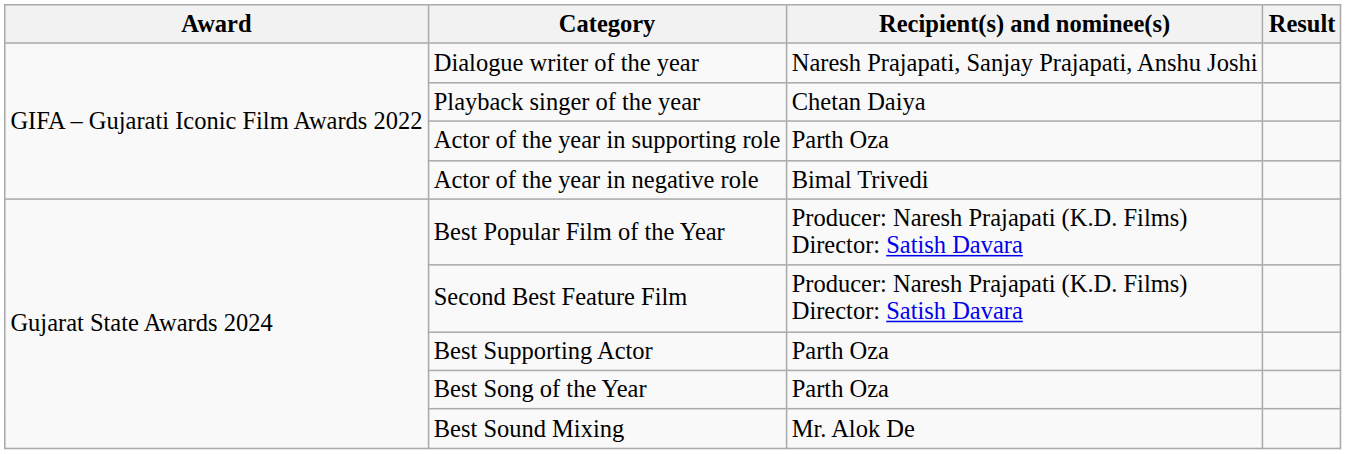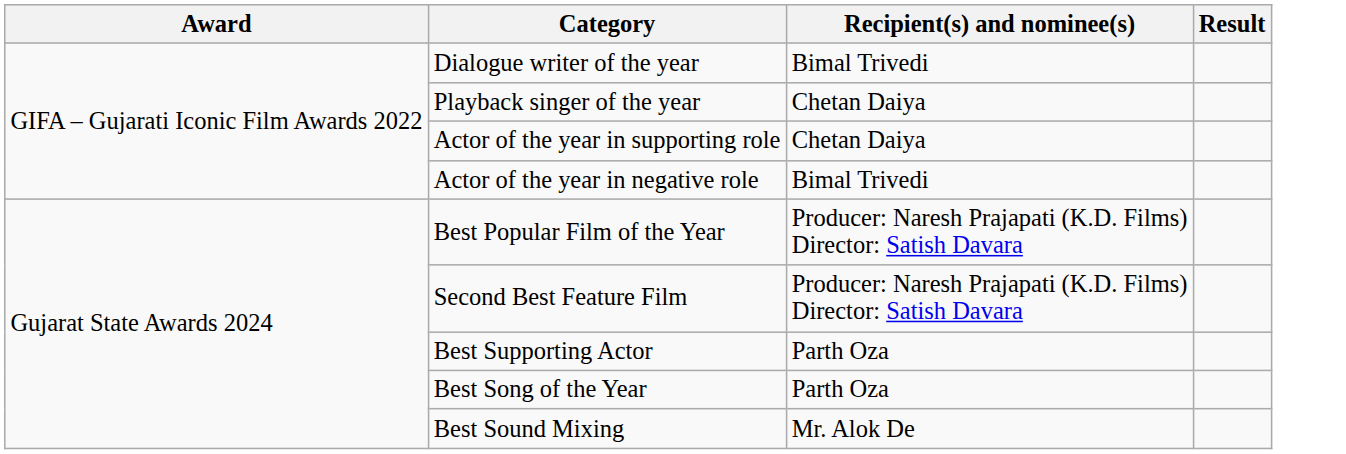(1025, 62) Naresh Prajapati, Sanjay Prajapati, Anshu Joshi -> (860, 62) Bimal Trivedi
(840, 140) Parth Oza -> (859, 140) Chetan Daiya
